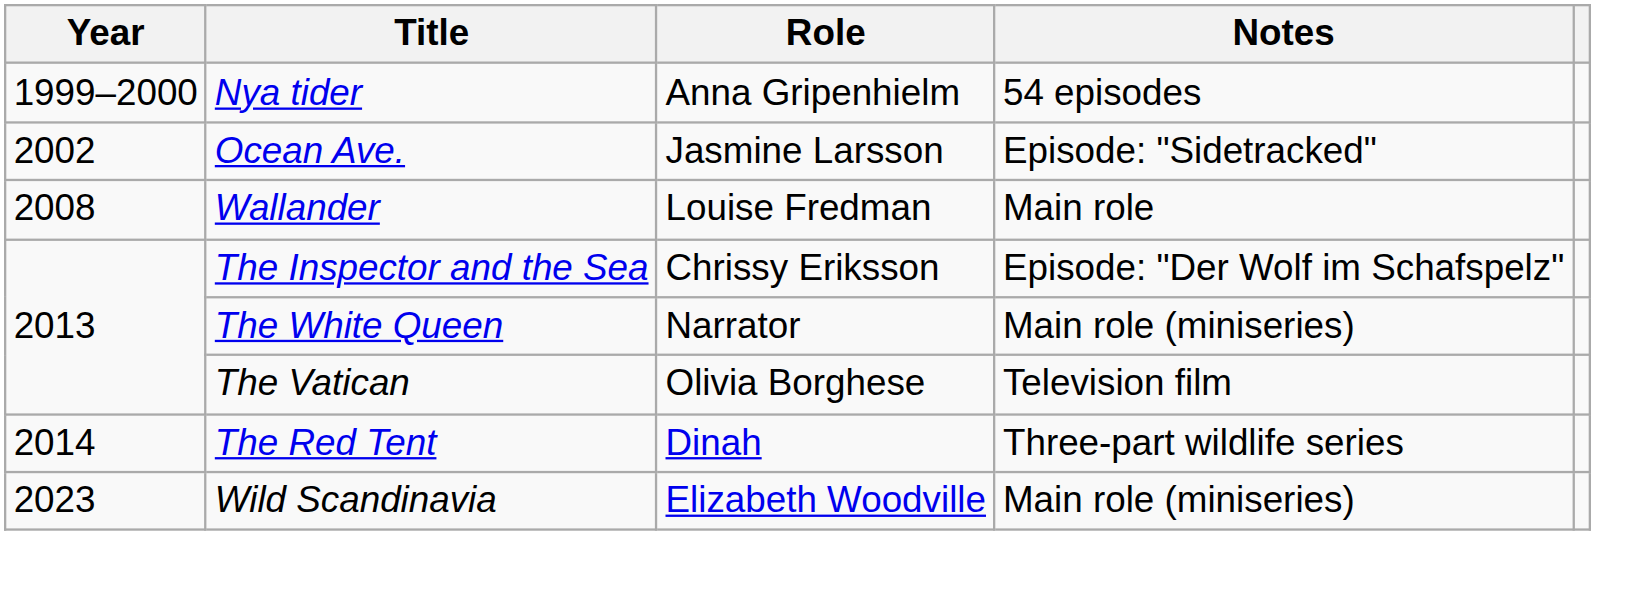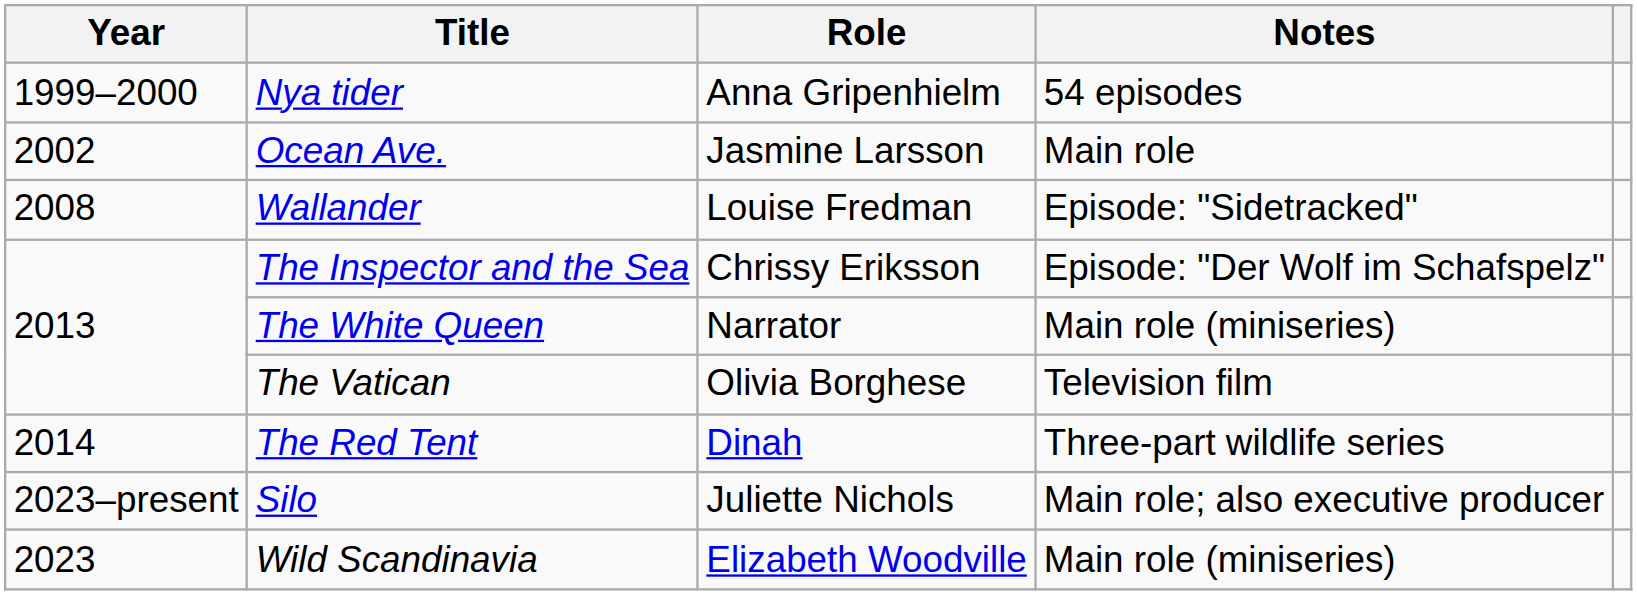(1190, 150) Episode: "Sidetracked" -> (1119, 150) Main role
(1079, 208) Main role -> (1231, 208) Episode: "Sidetracked"
+ row: (286, 500)
